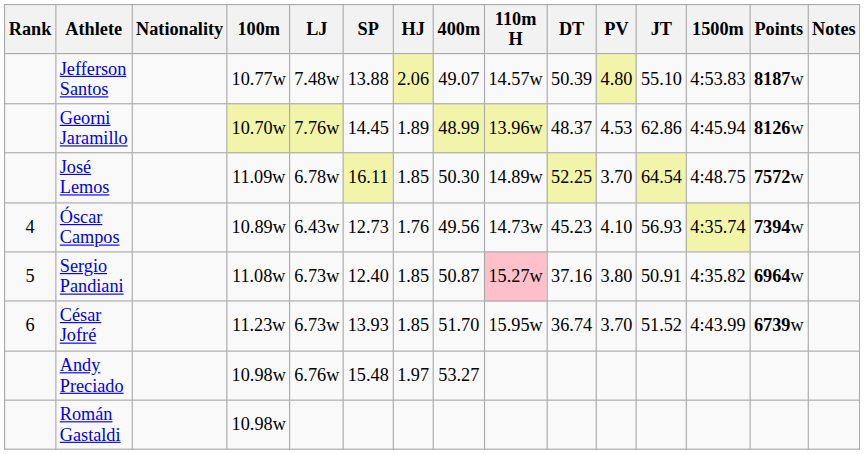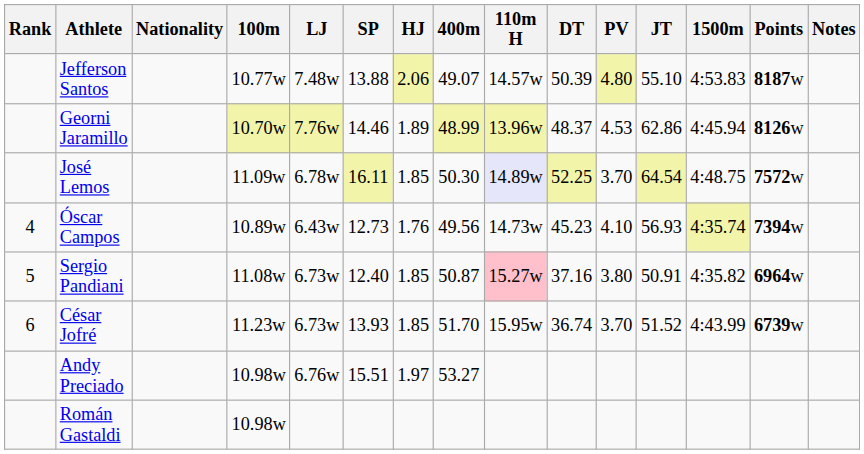(368, 128) 14.45 -> (368, 128) 14.46
(516, 177) no background -> (516, 177) lavender background
(368, 375) 15.48 -> (368, 375) 15.51
